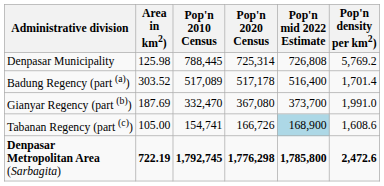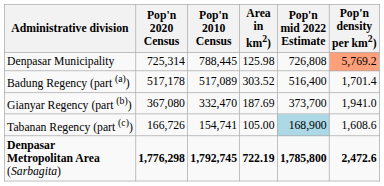columns swapped: (154, 28) <-> (251, 28)
(359, 61) no background -> (359, 61) lightsalmon background
(359, 103) 1,991.0 -> (359, 103) 1,941.0
